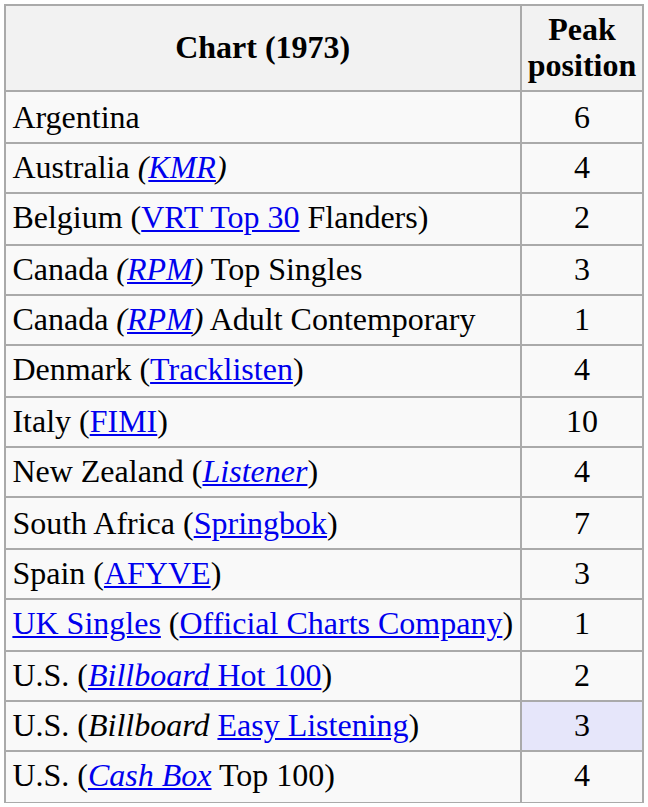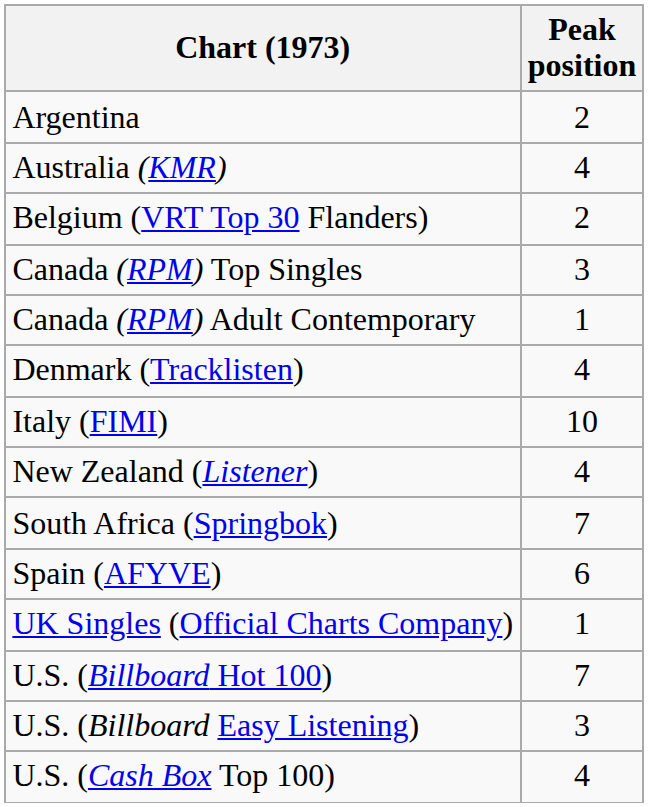(582, 116) 6 -> (582, 116) 2
(582, 573) 3 -> (582, 573) 6
(582, 674) 2 -> (582, 674) 7
(582, 725) lavender background -> (582, 725) no background
